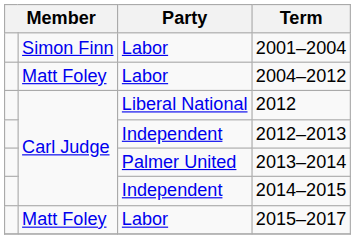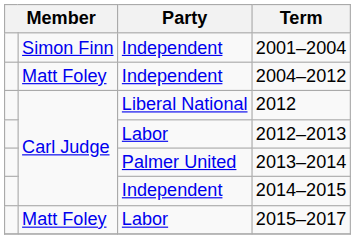(145, 47) Labor -> (172, 47) Independent
(145, 76) Labor -> (172, 76) Independent
(172, 133) Independent -> (145, 133) Labor
